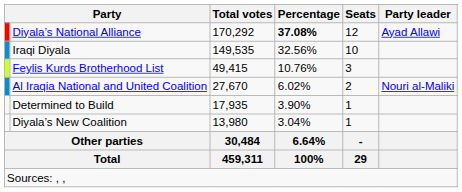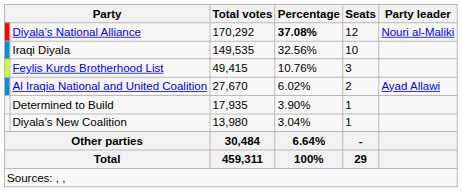(411, 32) Ayad Allawi -> (418, 32) Nouri al-Maliki
(418, 87) Nouri al-Maliki -> (411, 87) Ayad Allawi
